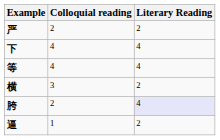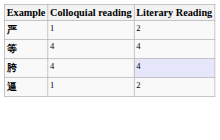(52, 28) 2 -> (52, 28) 1
- row: (12, 48)
- row: (12, 86)
(52, 104) 2 -> (52, 66) 4
